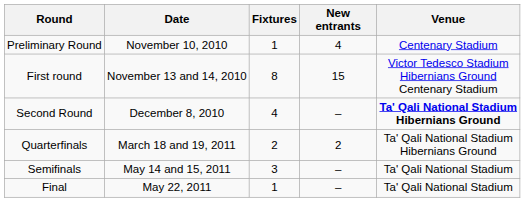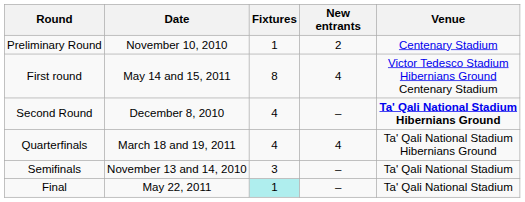(338, 44) 4 -> (338, 44) 2
(177, 76) November 13 and 14, 2010 -> (177, 76) May 14 and 15, 2011
(338, 76) 15 -> (338, 76) 4
(274, 145) 2 -> (274, 145) 4
(338, 145) 2 -> (338, 145) 4
(177, 169) May 14 and 15, 2011 -> (177, 169) November 13 and 14, 2010
(274, 188) no background -> (274, 188) paleturquoise background
